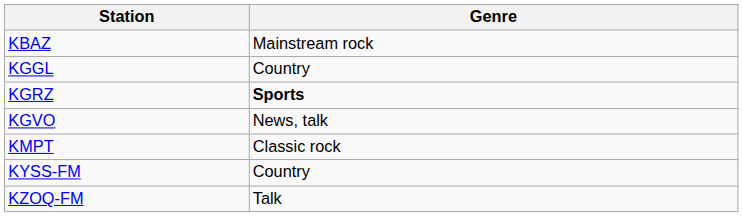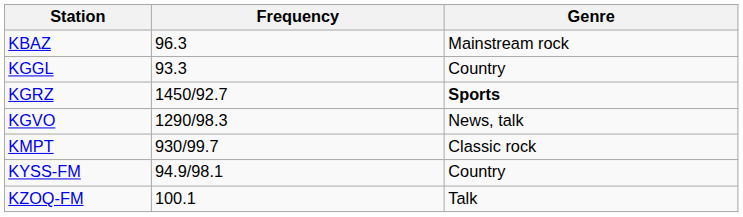+ column: (298, 17)
